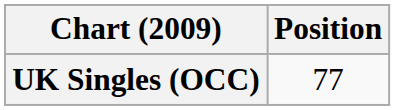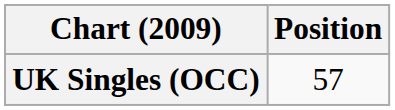(328, 79) 77 -> (328, 79) 57
